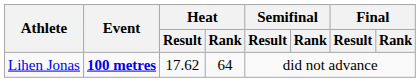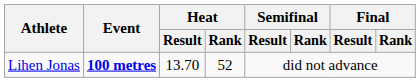(182, 65) 17.62 -> (182, 65) 13.70
(225, 65) 64 -> (225, 65) 52
